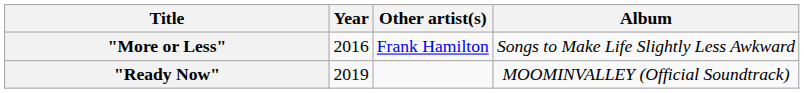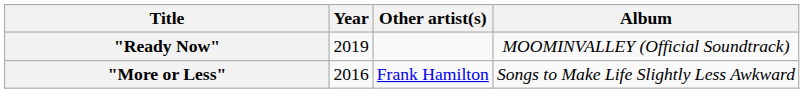rows swapped: (167, 46) <-> (167, 74)
